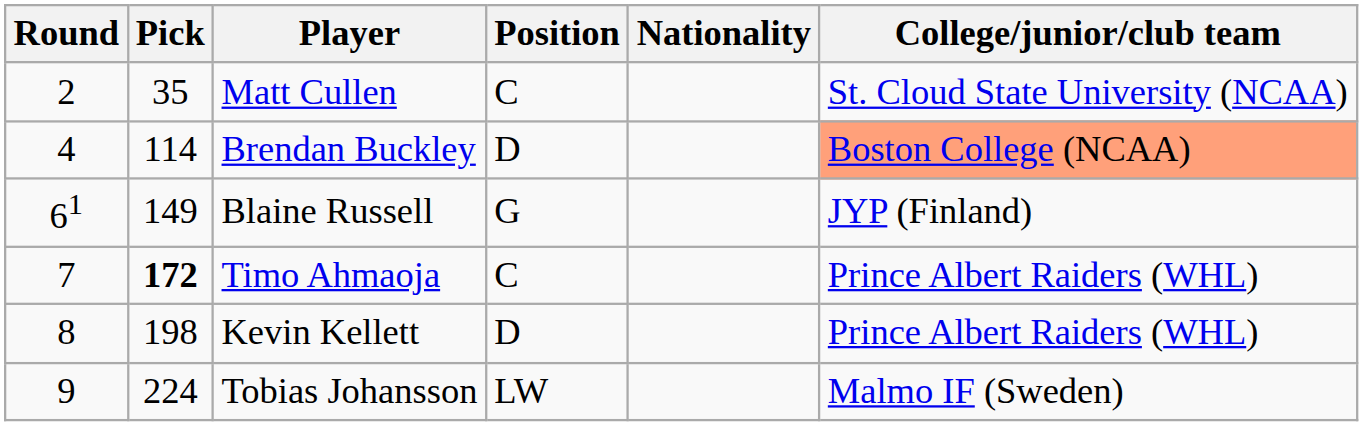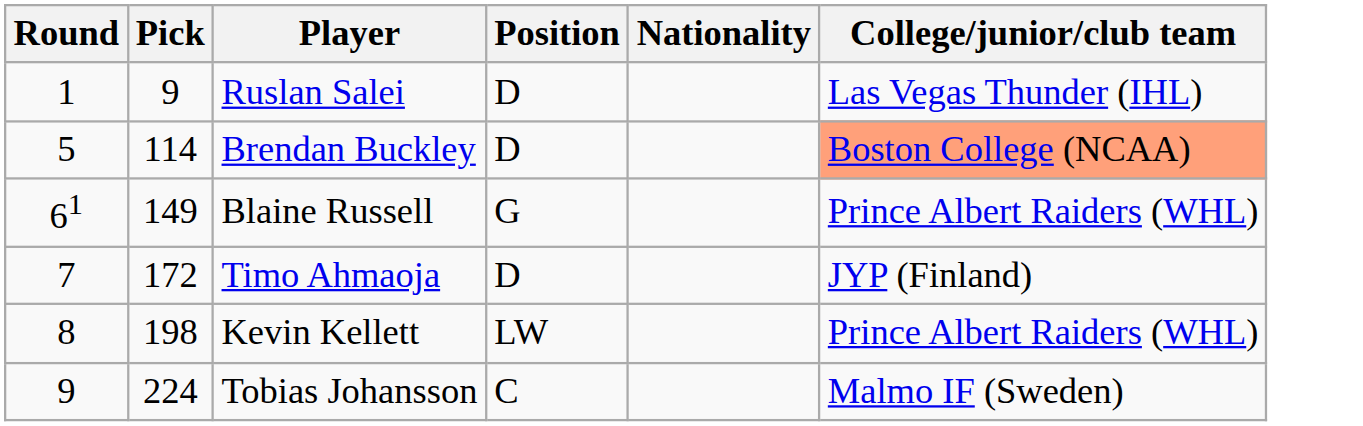+ row: (313, 91)
- row: (309, 91)
(66, 149) 4 -> (66, 149) 5
(930, 211) JYP (Finland) -> (1043, 211) Prince Albert Raiders (WHL)
(170, 274) bold -> (170, 274) normal
(506, 274) C -> (507, 274) D
(1043, 274) Prince Albert Raiders (WHL) -> (930, 274) JYP (Finland)
(507, 332) D -> (521, 332) LW
(521, 390) LW -> (506, 390) C
